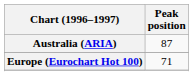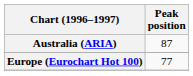(167, 61) 71 -> (167, 61) 77
